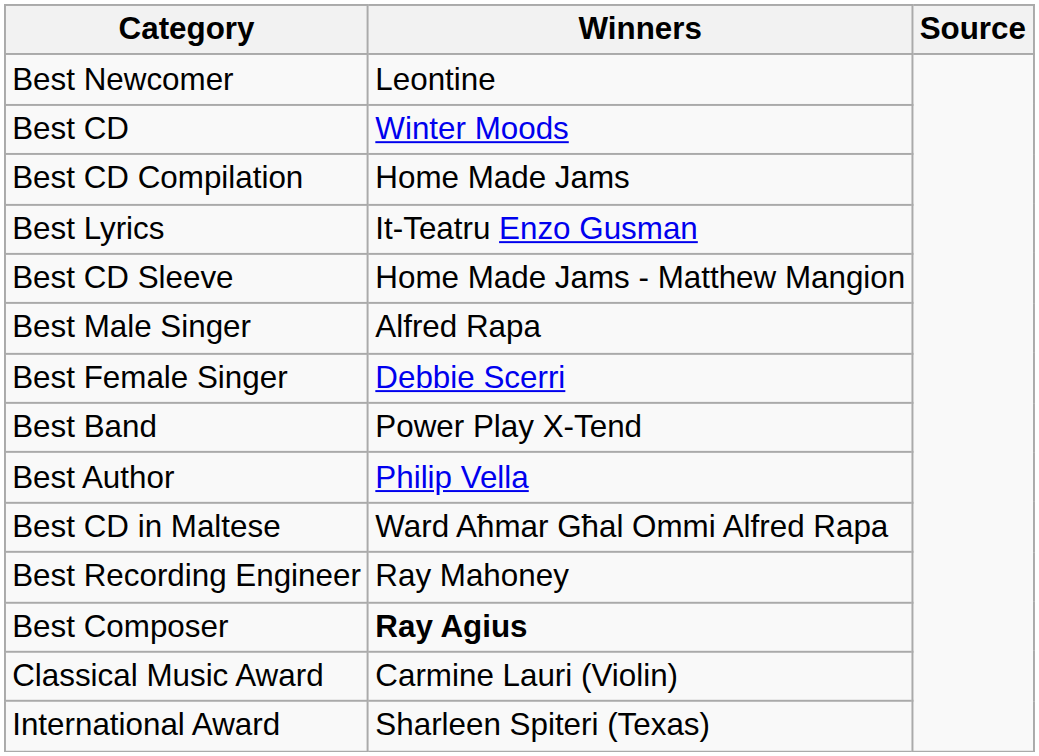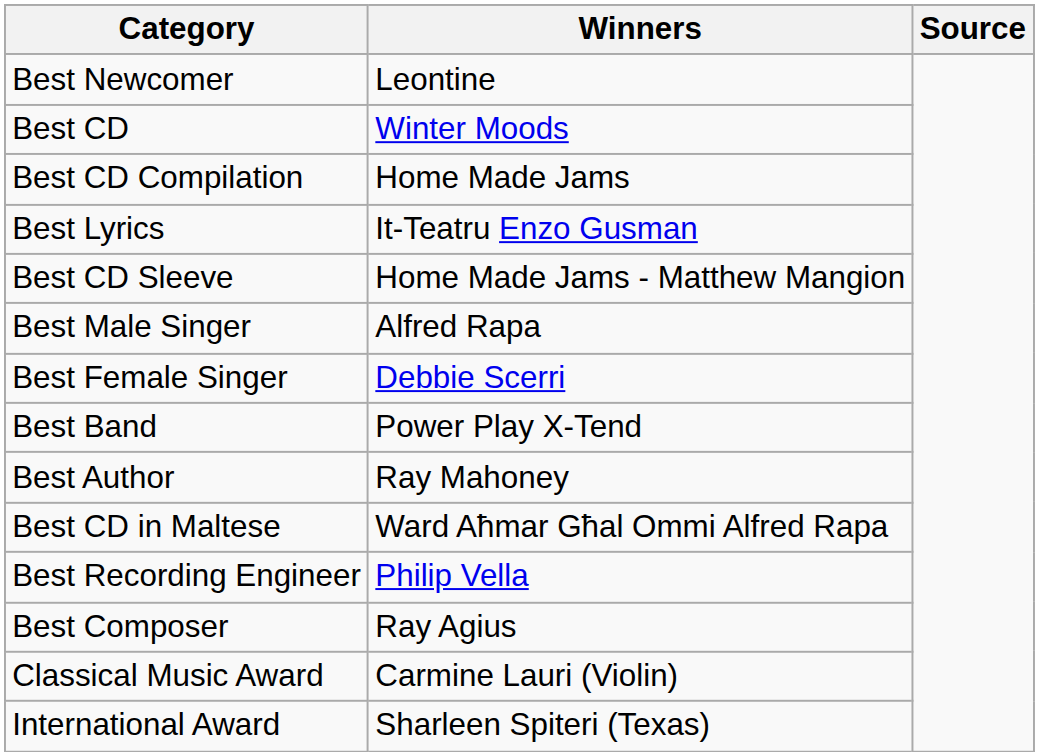(452, 476) Philip Vella -> (472, 476) Ray Mahoney
(472, 576) Ray Mahoney -> (452, 576) Philip Vella
(451, 626) bold -> (446, 626) normal
